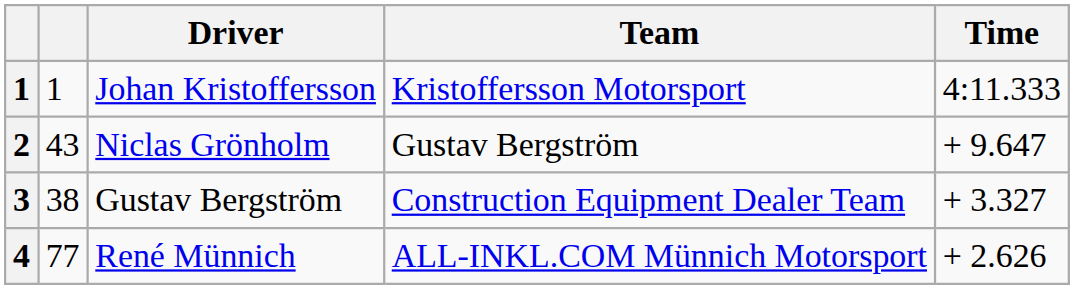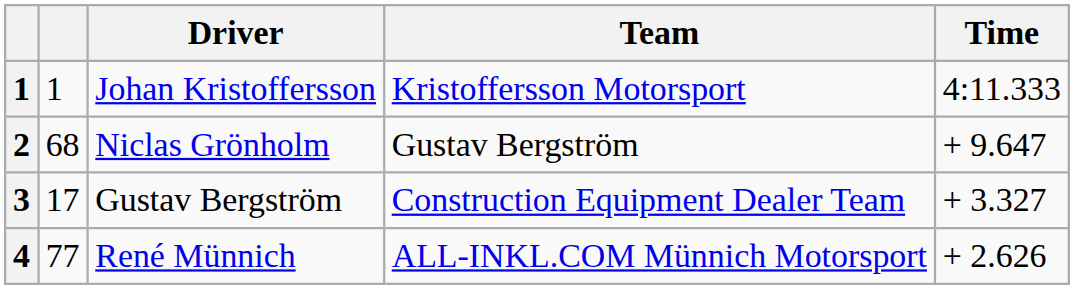(63, 144) 43 -> (63, 144) 68
(63, 200) 38 -> (63, 200) 17
